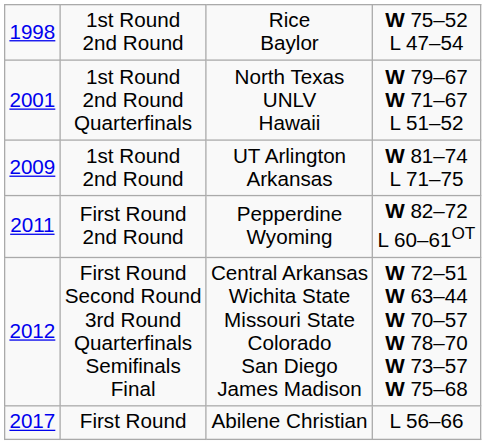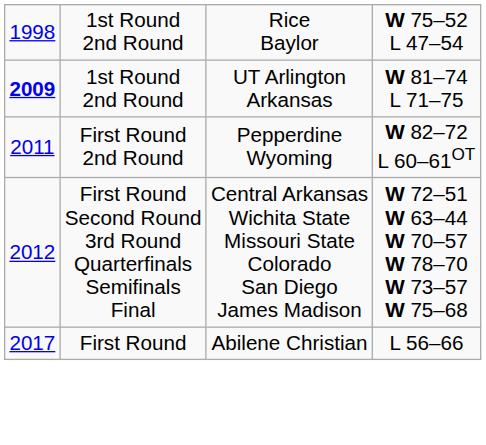- row: (133, 100)
(32, 167) normal -> (32, 88) bold
